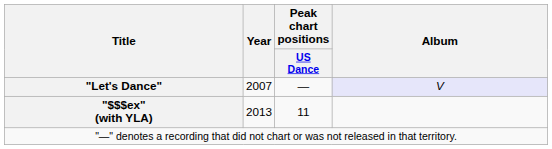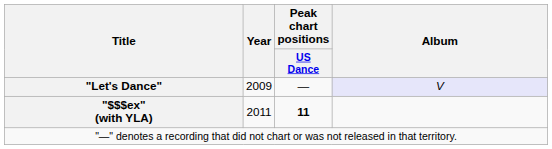(259, 86) 2007 -> (259, 86) 2009
(259, 111) 2013 -> (259, 111) 2011
(303, 111) normal -> (303, 111) bold
